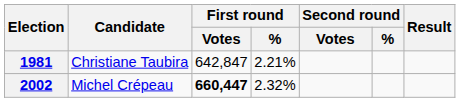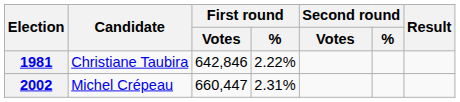(221, 62) 642,847 -> (221, 62) 642,846
(275, 62) 2.21% -> (275, 62) 2.22%
(221, 85) bold -> (221, 85) normal
(275, 85) 2.32% -> (275, 85) 2.31%
